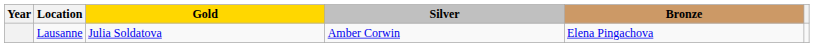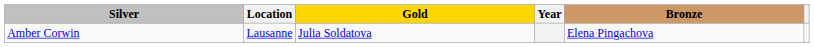columns swapped: (19, 14) <-> (445, 14)
